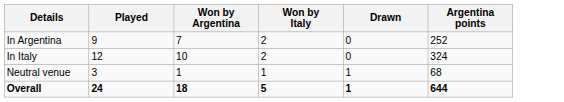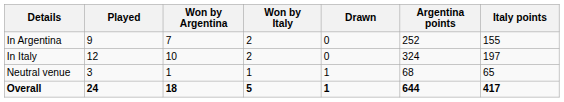+ column: (520, 18)
